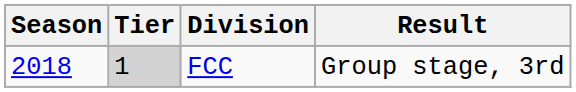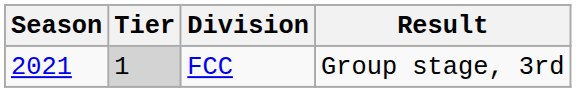(41, 67) 2018 -> (41, 67) 2021
